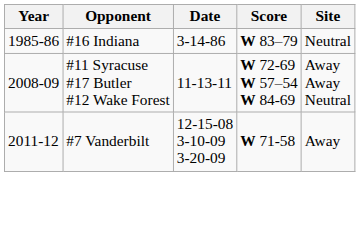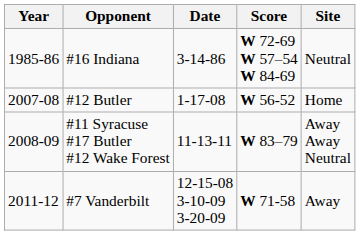(269, 41) W 83–79 -> (269, 58) W 72-69 W 57–54 W 84-69
+ row: (99, 99)
(269, 82) W 72-69 W 57–54 W 84-69 -> (269, 141) W 83–79
